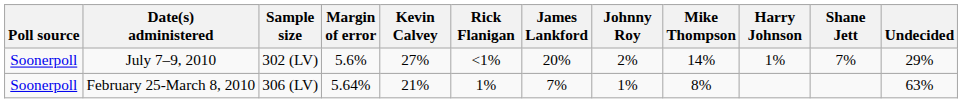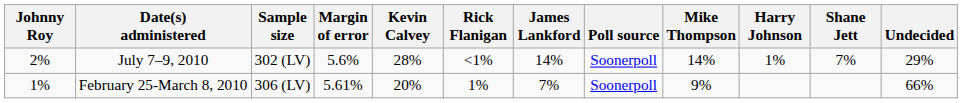columns swapped: (44, 35) <-> (627, 26)
(415, 60) 27% -> (407, 60) 28%
(557, 60) 20% -> (549, 60) 14%
(351, 85) 5.64% -> (343, 85) 5.61%
(415, 85) 21% -> (407, 85) 20%
(701, 85) 8% -> (701, 85) 9%
(919, 85) 63% -> (919, 85) 66%
